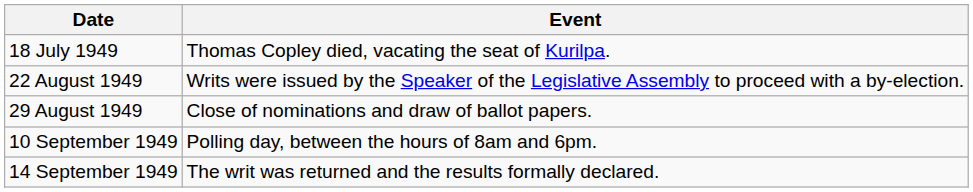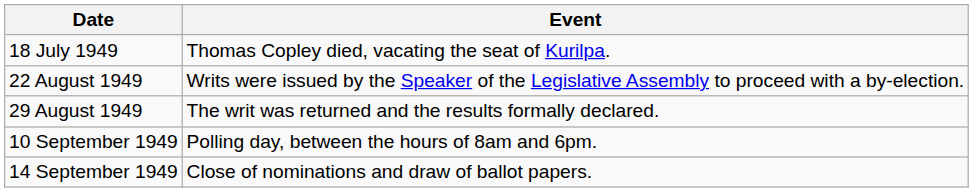(389, 111) Close of nominations and draw of ballot papers. -> (423, 111) The writ was returned and the results formally declared.
(423, 171) The writ was returned and the results formally declared. -> (389, 171) Close of nominations and draw of ballot papers.
